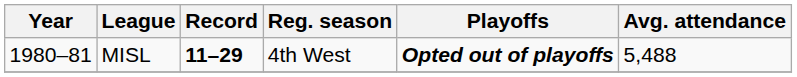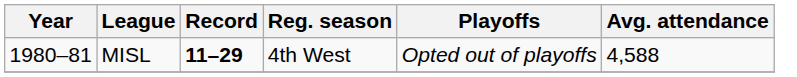(508, 54) bold -> (499, 54) normal
(650, 54) 5,488 -> (633, 54) 4,588
